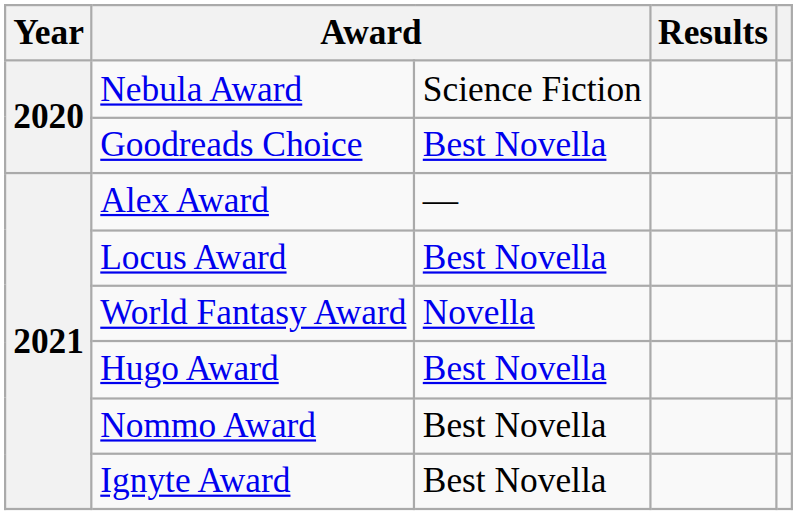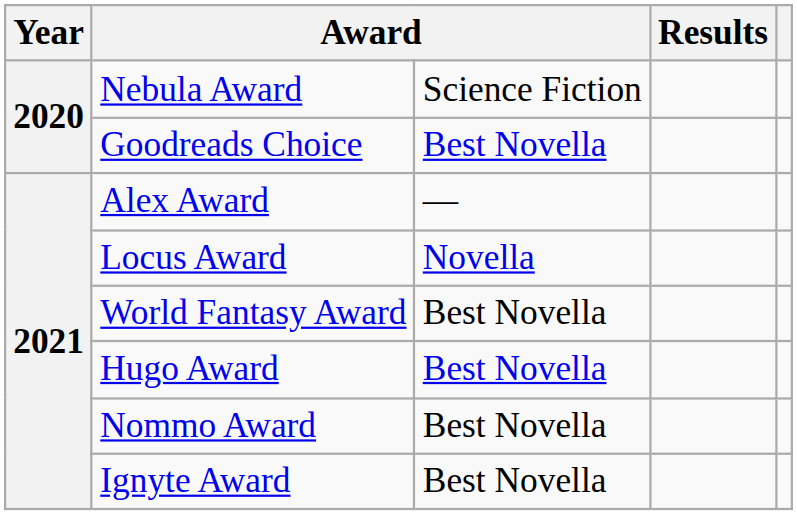(515, 256) Best Novella -> (479, 256) Novella
(479, 312) Novella -> (515, 312) Best Novella
